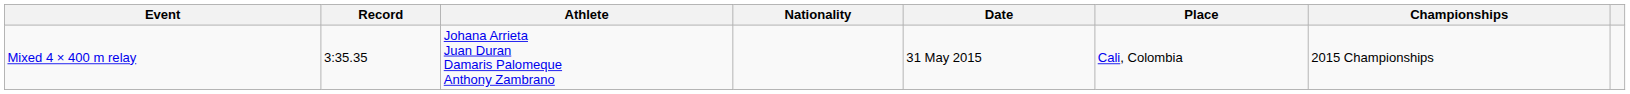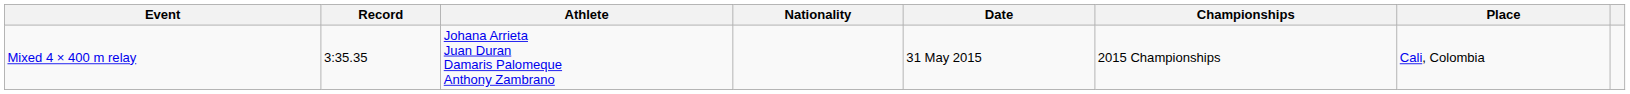columns swapped: (1459, 15) <-> (1201, 15)
